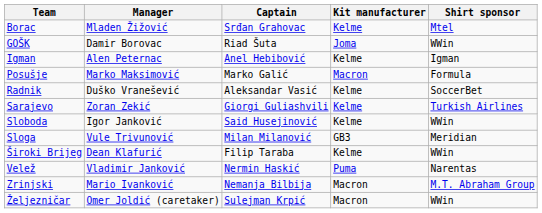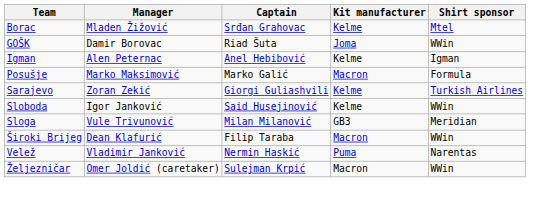- row: (24, 91)
(348, 153) Kelme -> (351, 138) Macron
- row: (30, 185)
